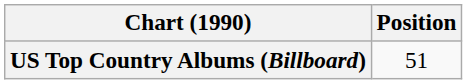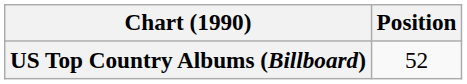(417, 59) 51 -> (417, 59) 52
